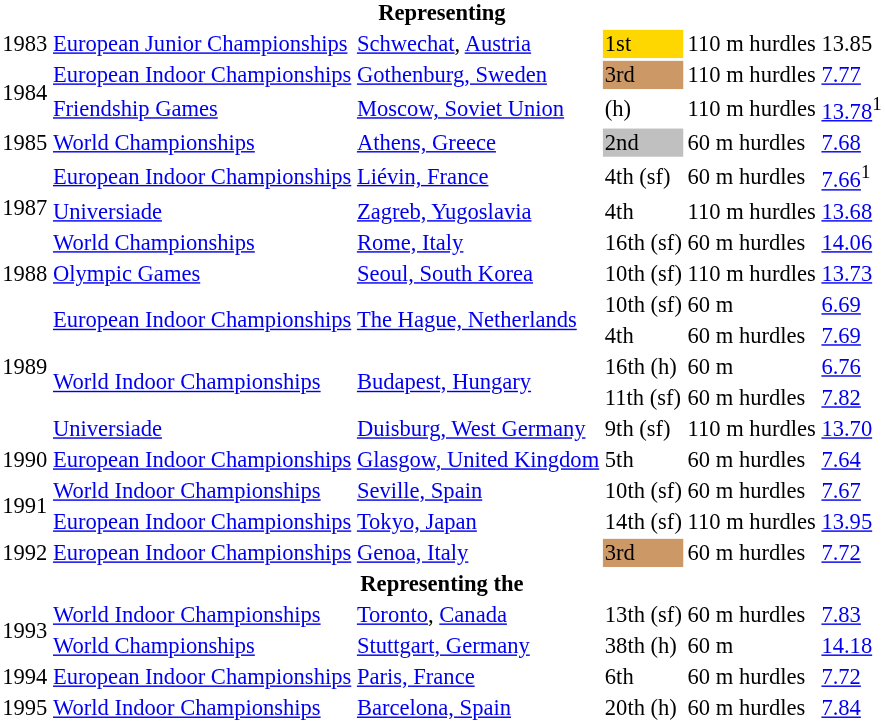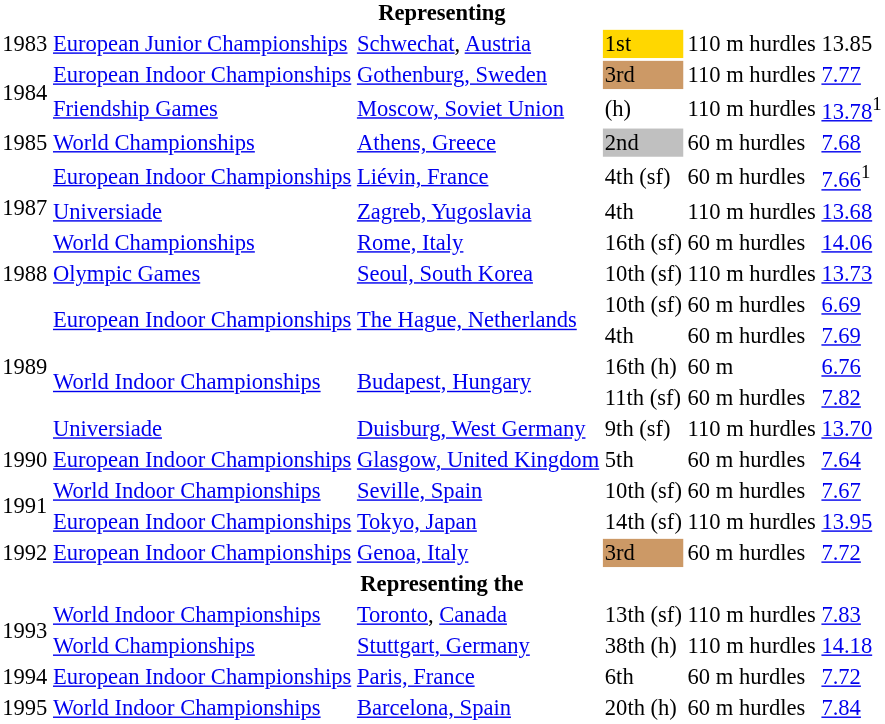(710, 304) 60 m -> (746, 304) 60 m hurdles
(746, 614) 60 m hurdles -> (752, 614) 110 m hurdles
(710, 645) 60 m -> (752, 645) 110 m hurdles
